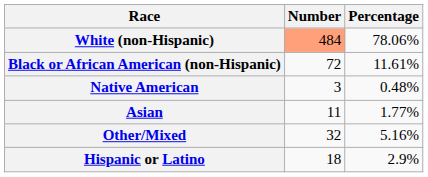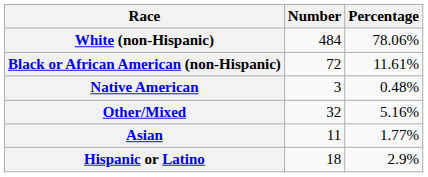(330, 40) lightsalmon background -> (330, 40) no background
rows swapped: (144, 111) <-> (144, 135)
